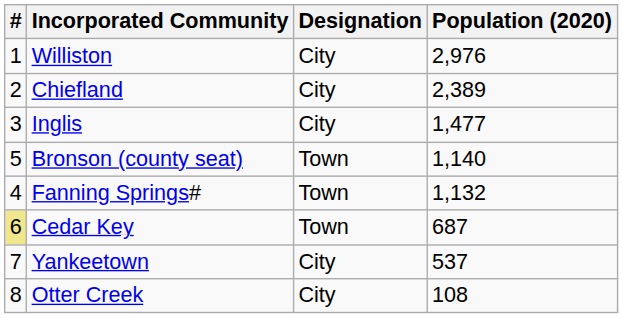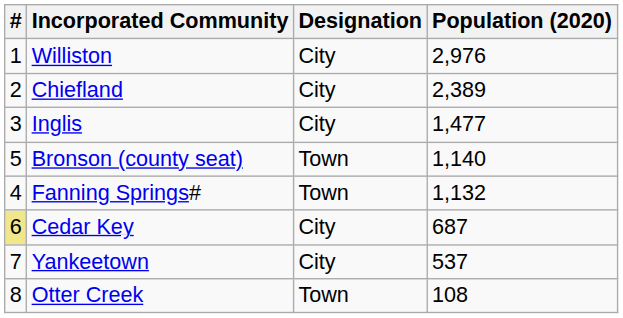(324, 227) Town -> (317, 227) City
(317, 295) City -> (324, 295) Town
